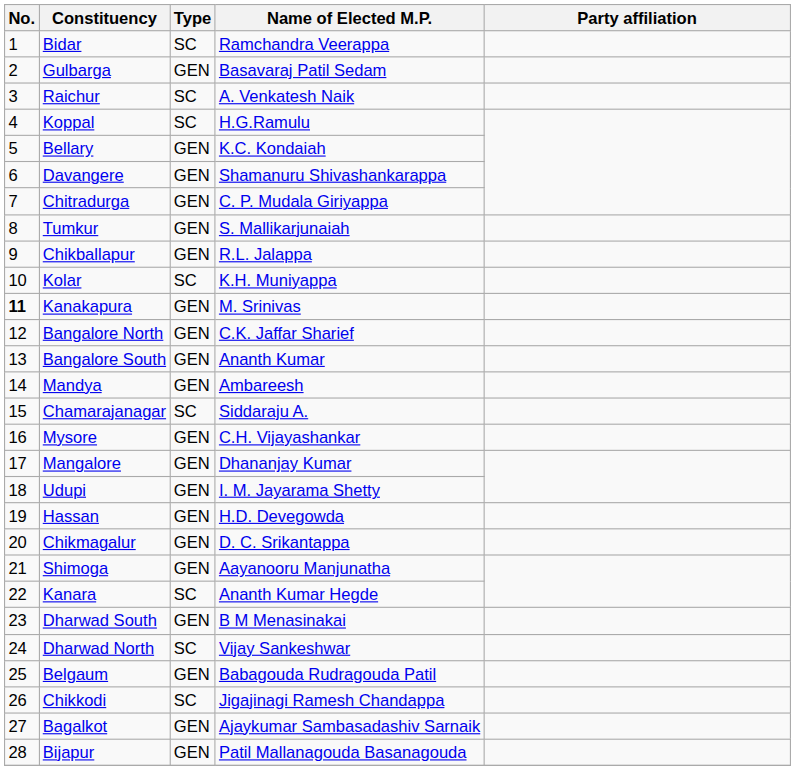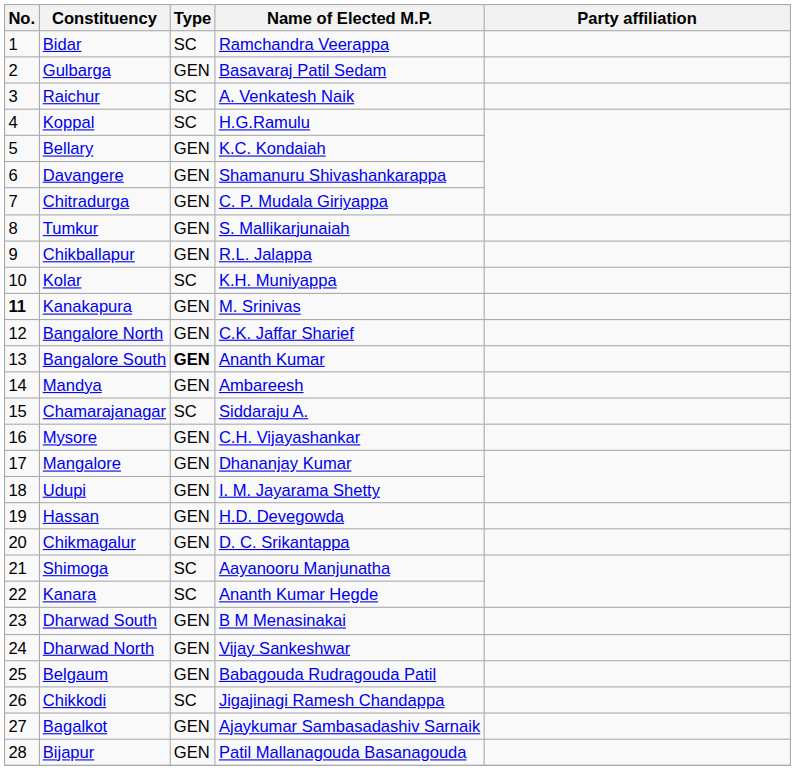(192, 359) normal -> (192, 359) bold
(192, 569) GEN -> (185, 569) SC
(185, 647) SC -> (192, 647) GEN
